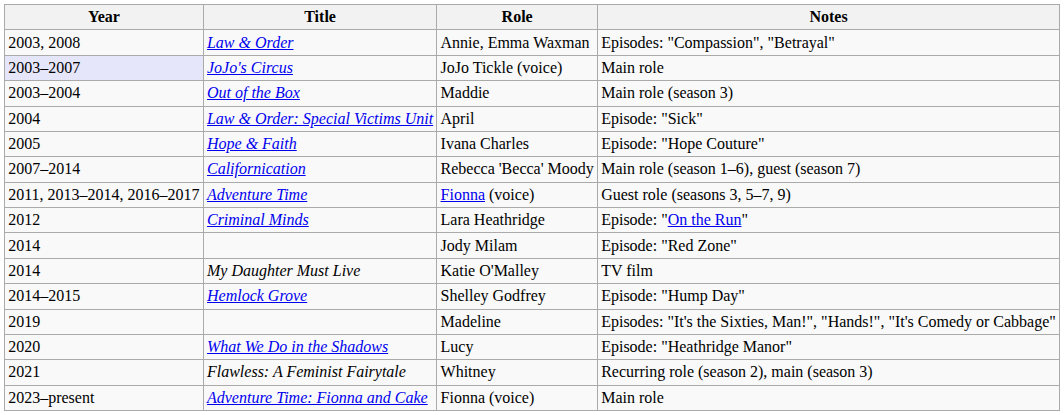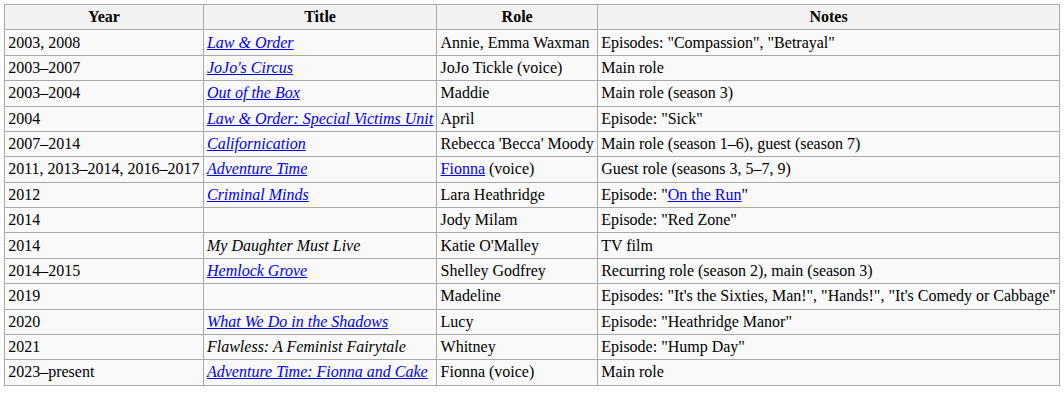(44, 67) lavender background -> (44, 67) no background
- row: (252, 144)
(673, 296) Episode: "Hump Day" -> (737, 270) Recurring role (season 2), main (season 3)
(737, 372) Recurring role (season 2), main (season 3) -> (673, 347) Episode: "Hump Day"
